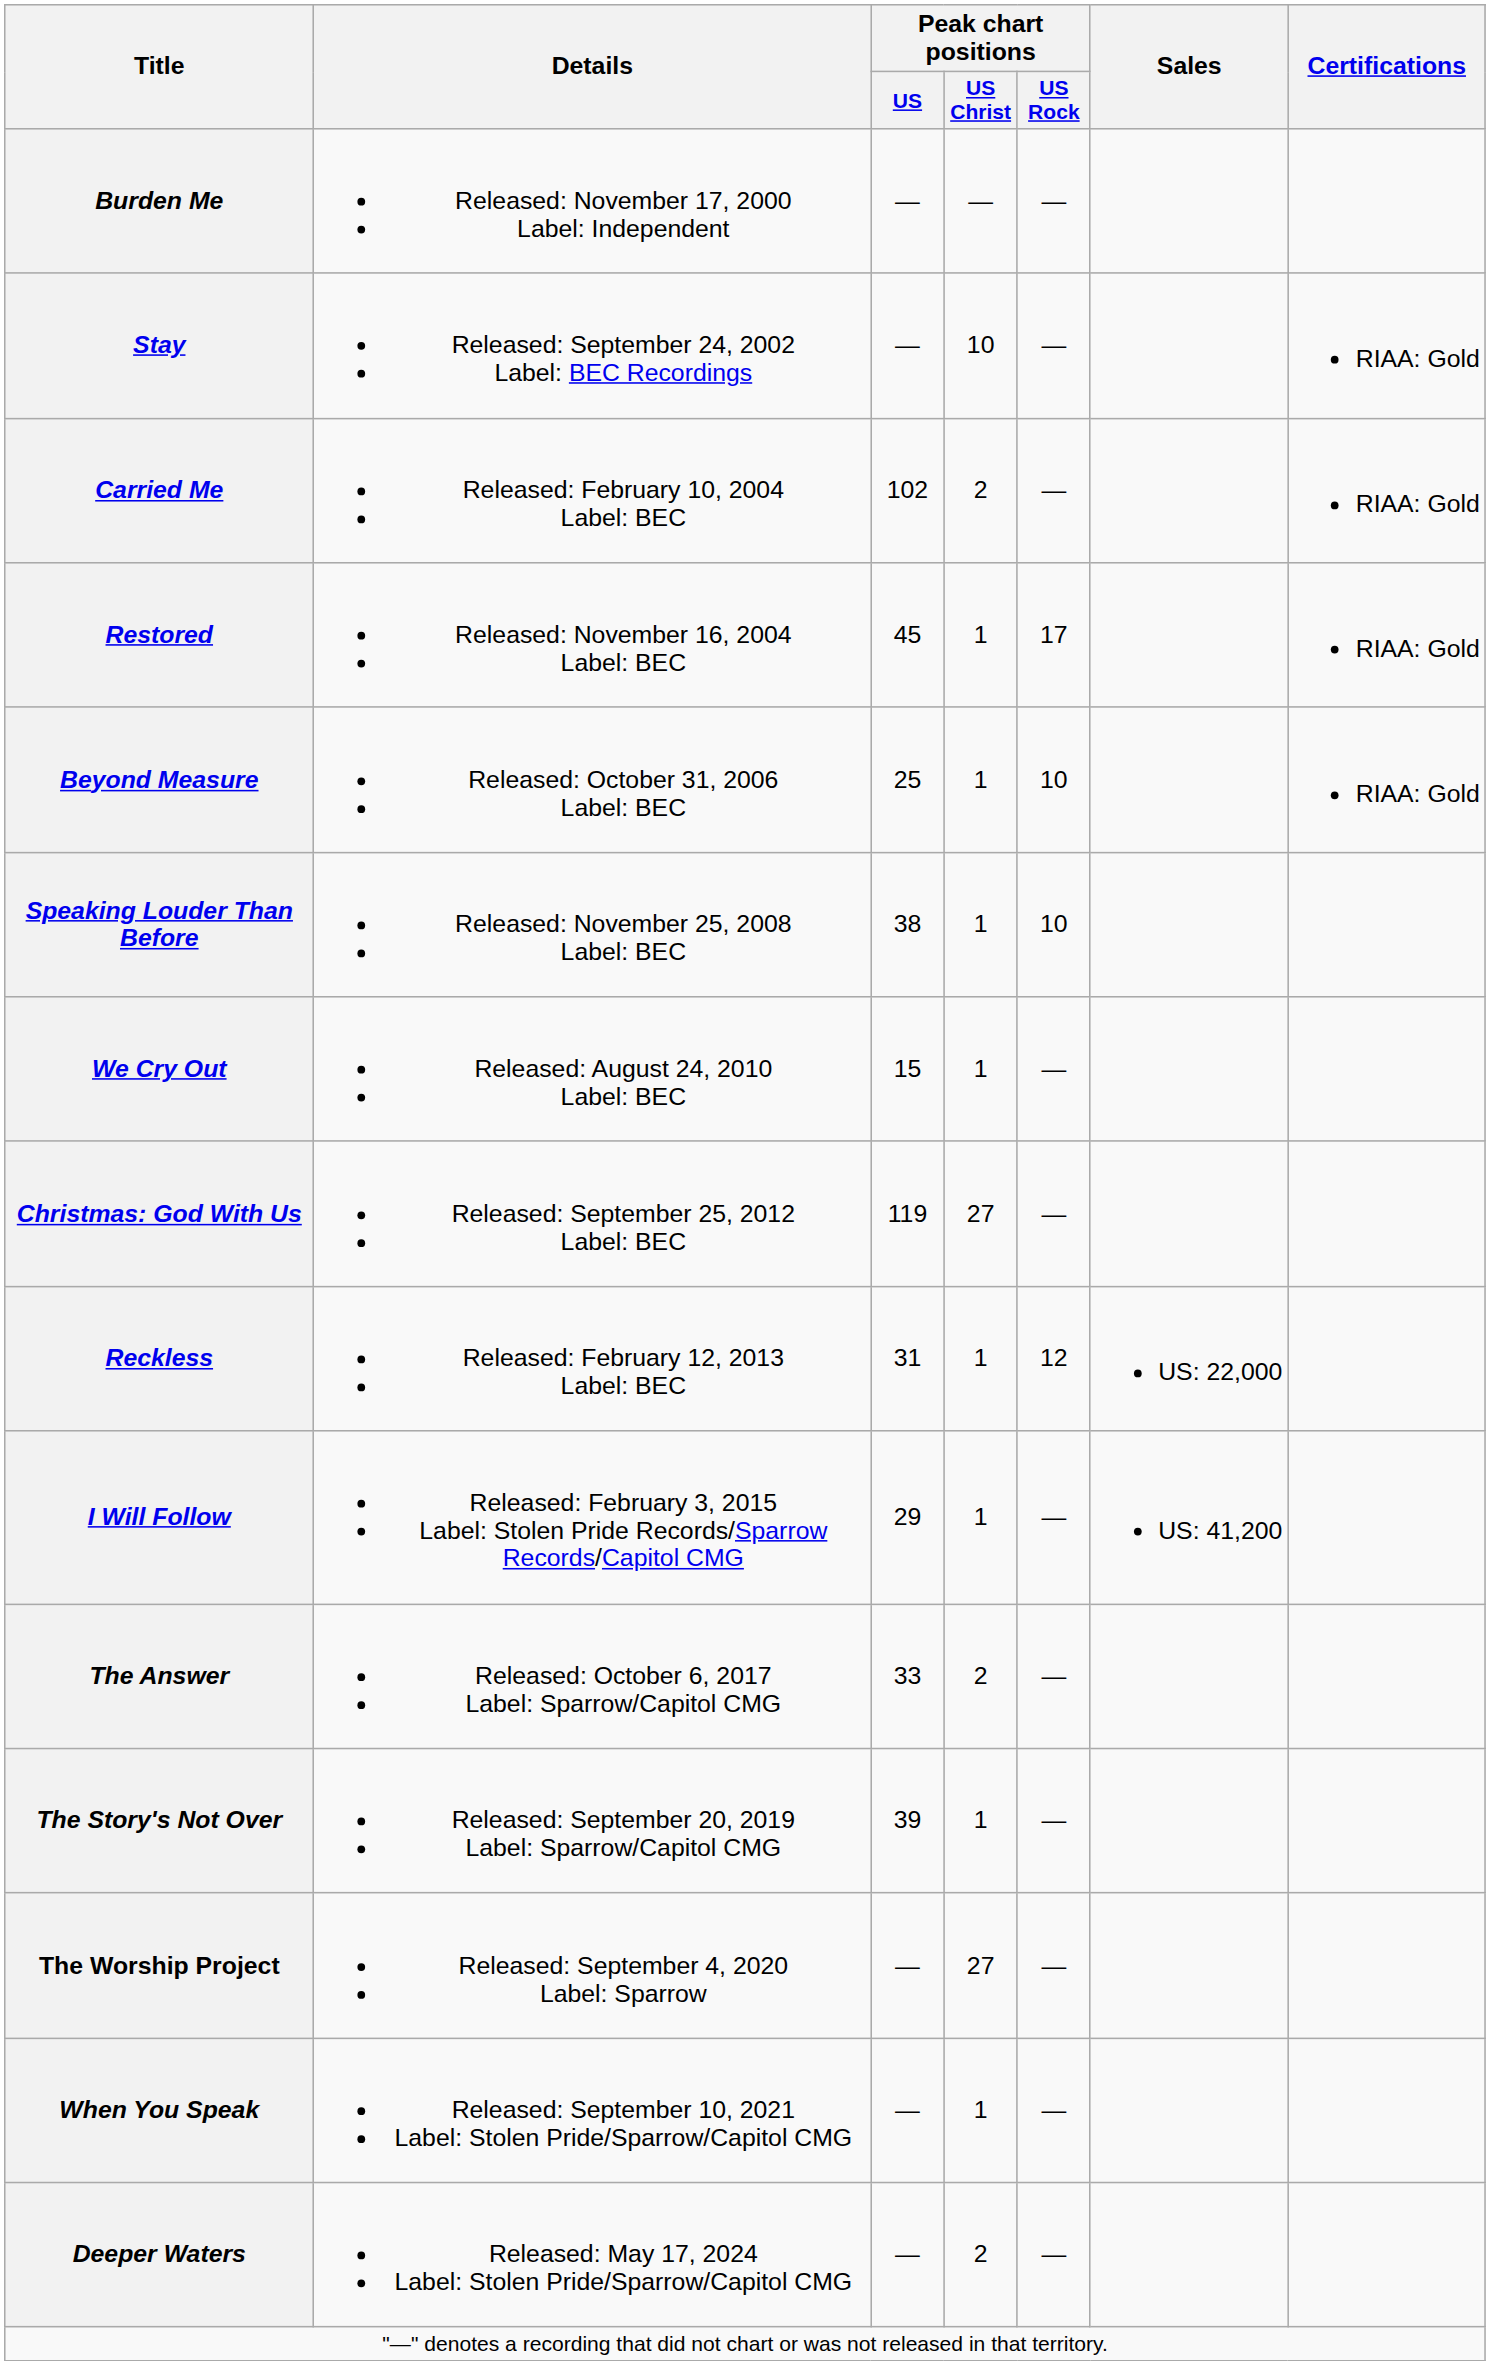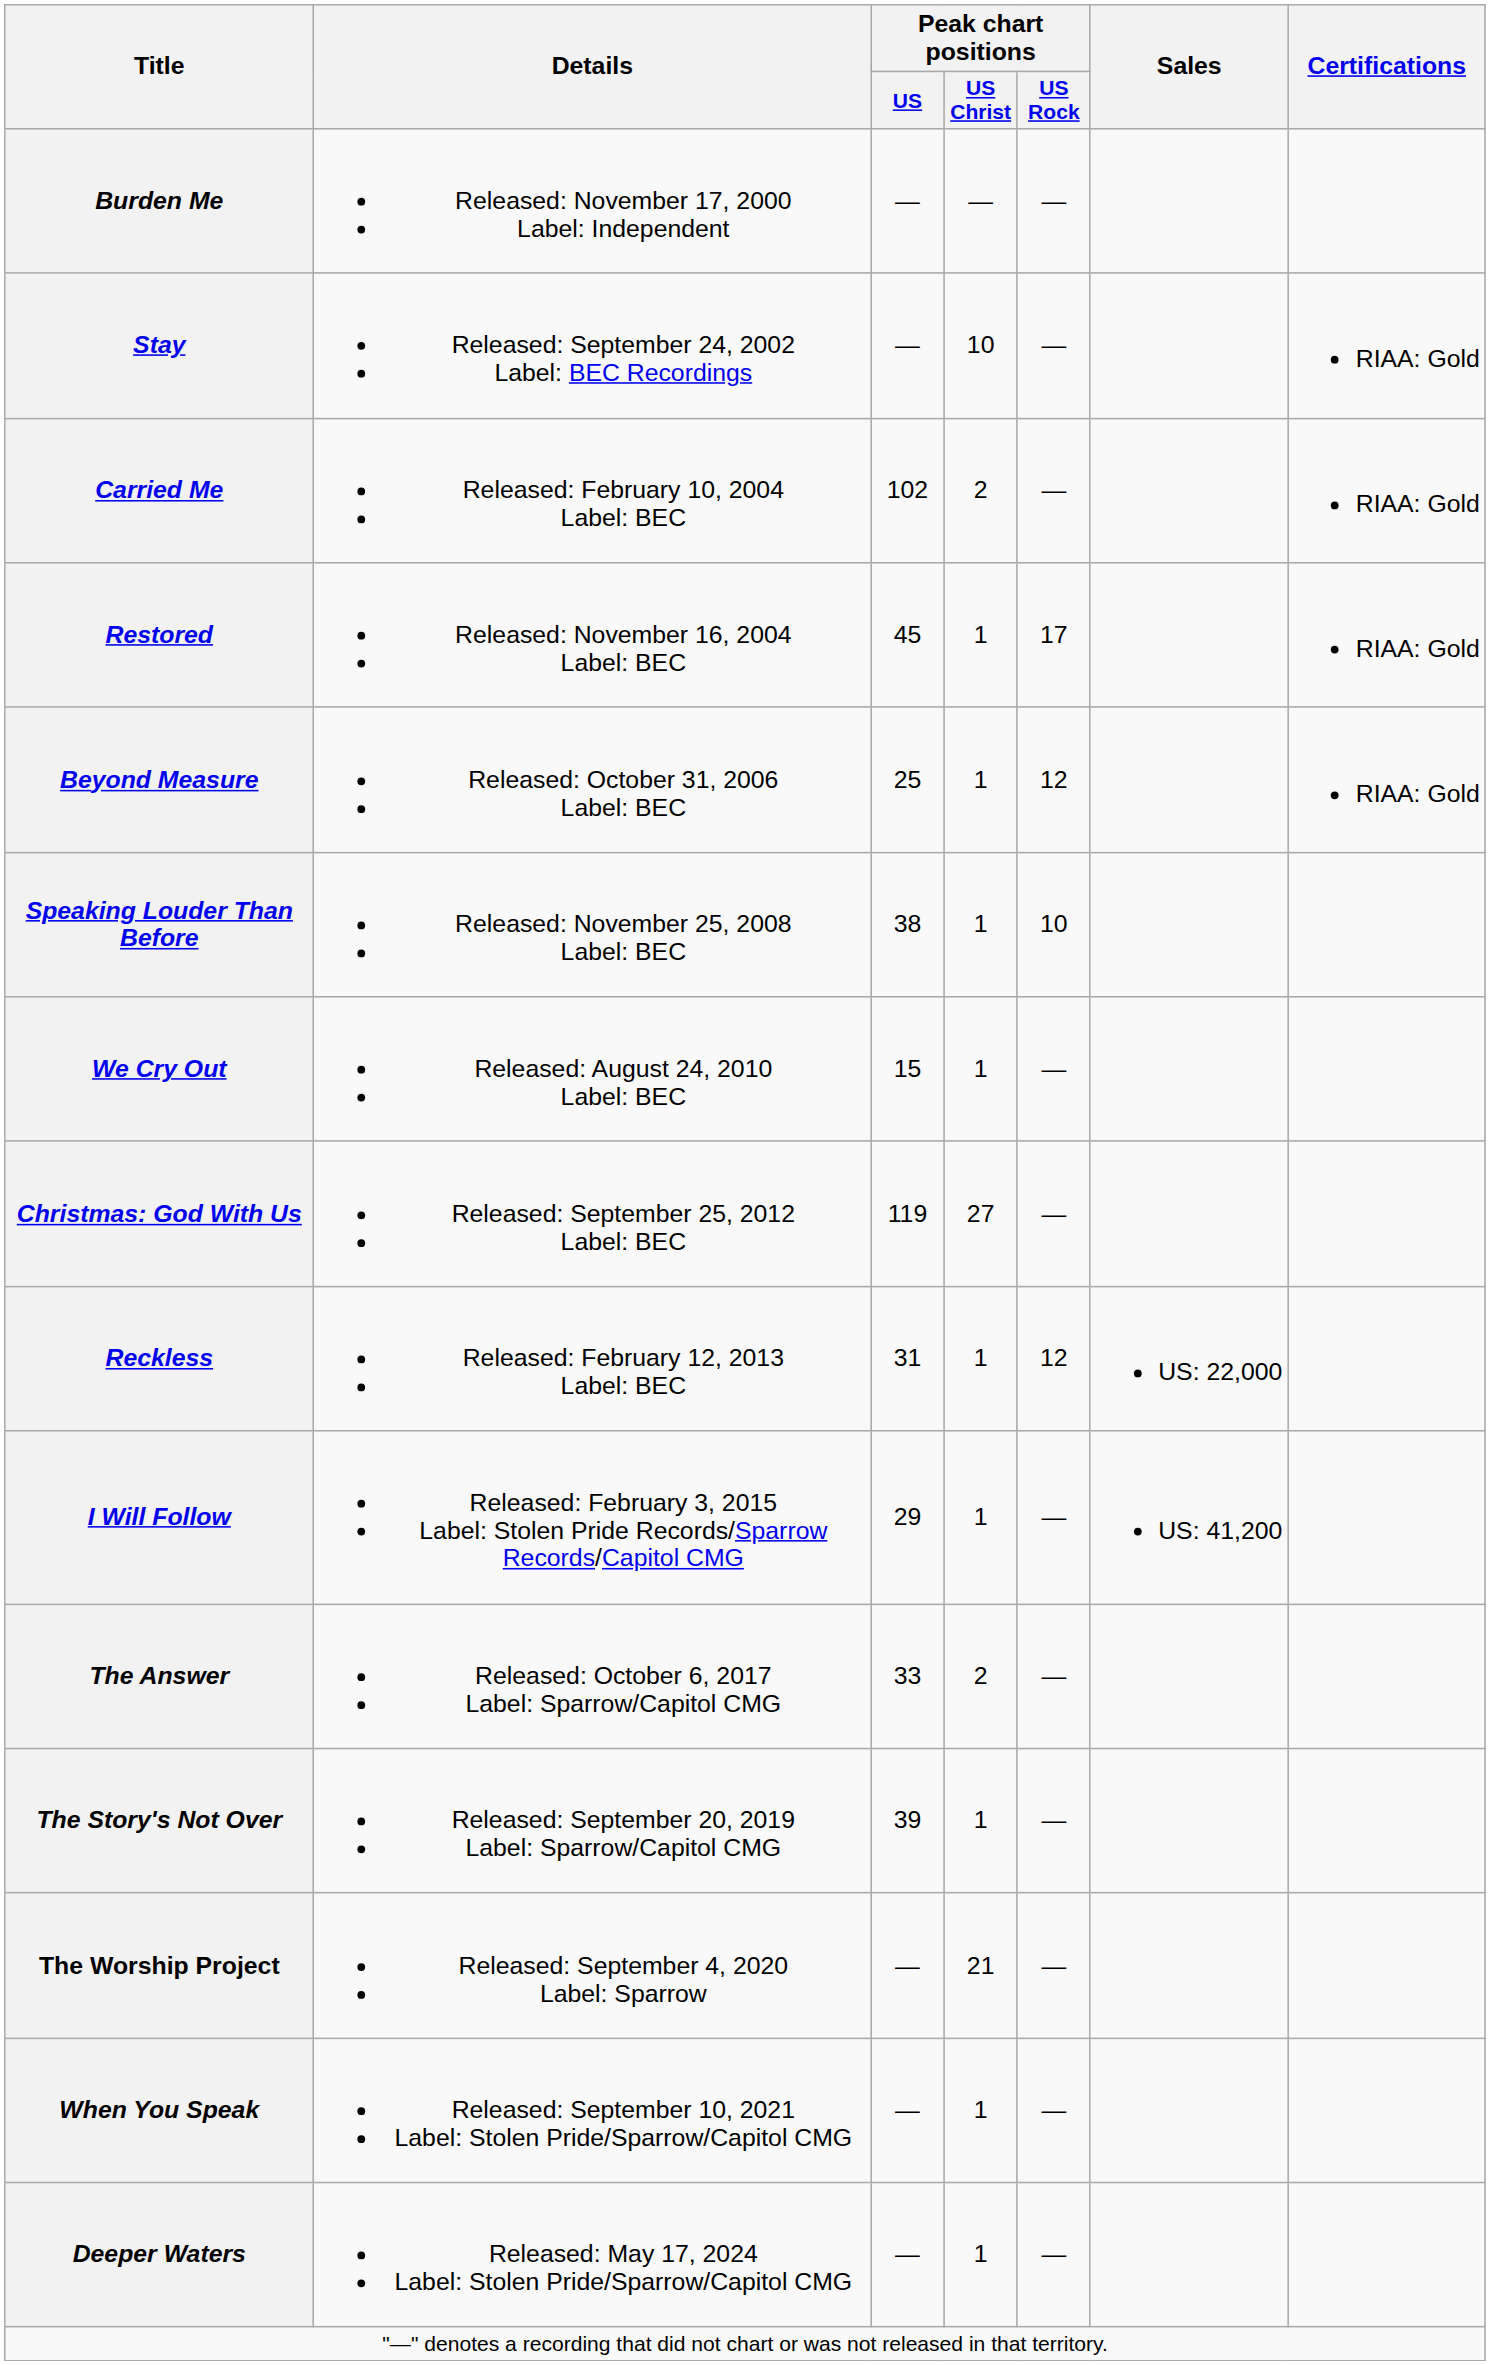(1054, 779) 10 -> (1054, 779) 12
(981, 1965) 27 -> (981, 1965) 21
(981, 2254) 2 -> (981, 2254) 1
